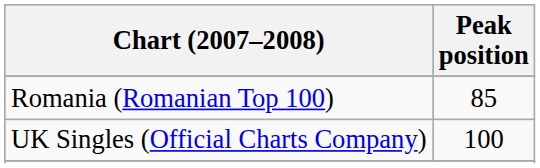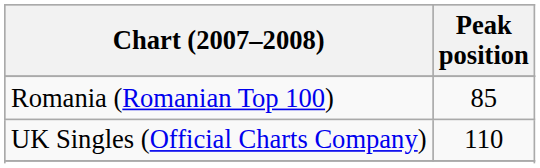(484, 139) 100 -> (484, 139) 110
